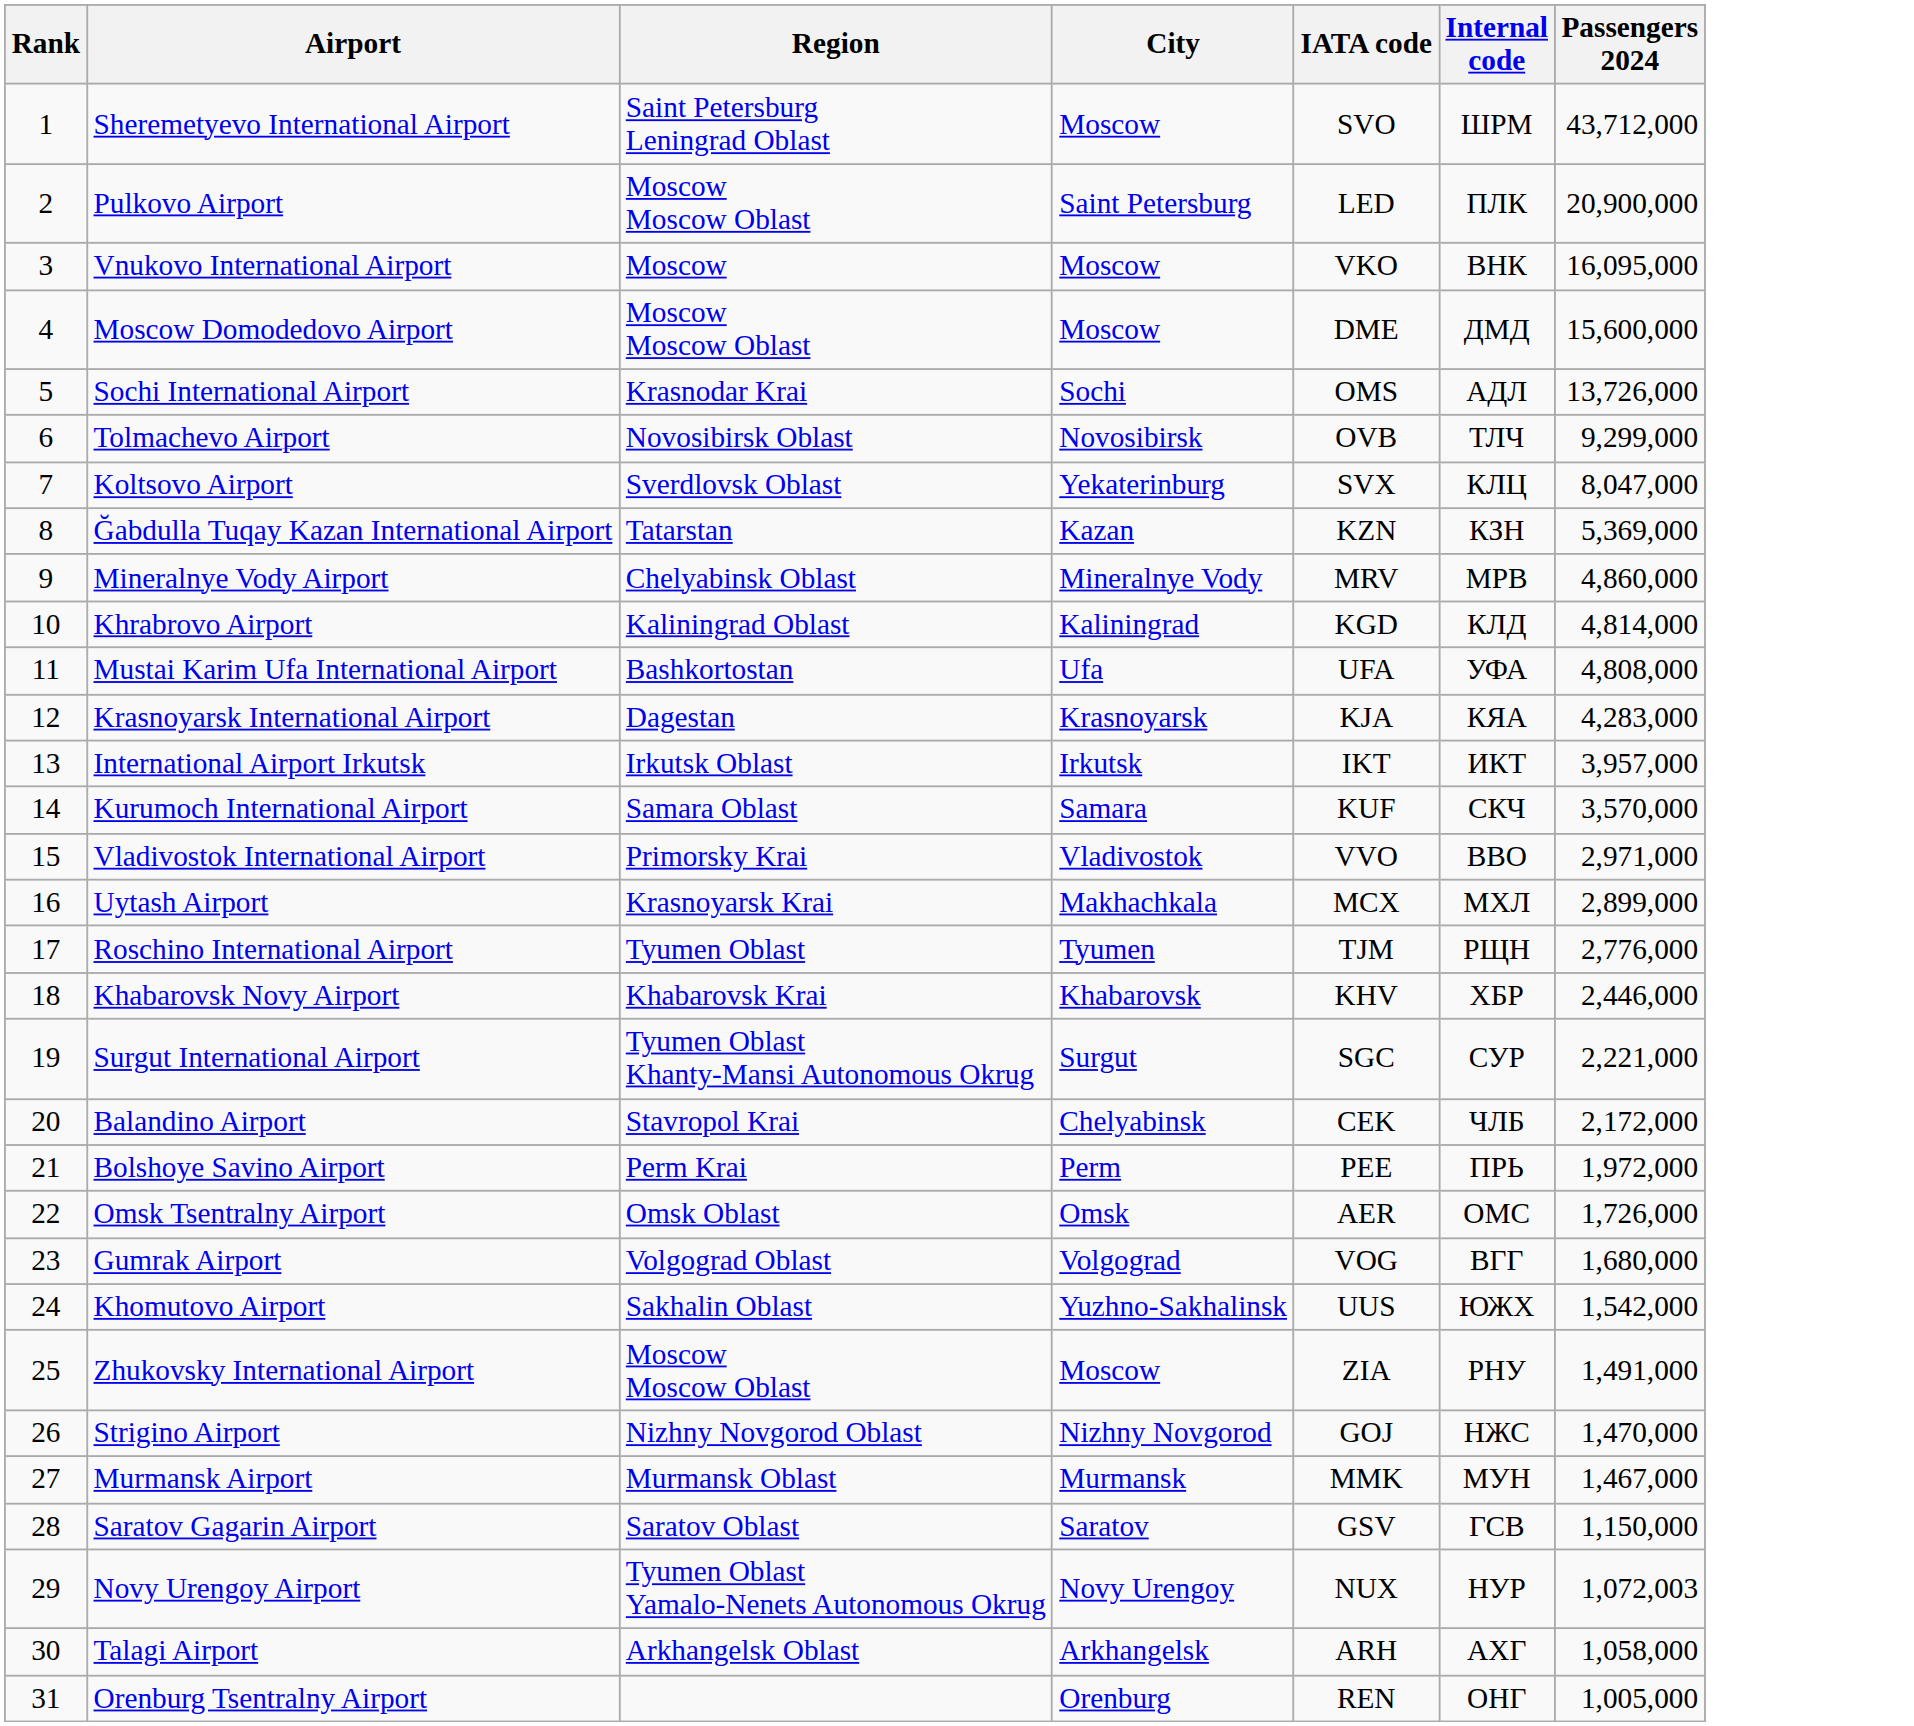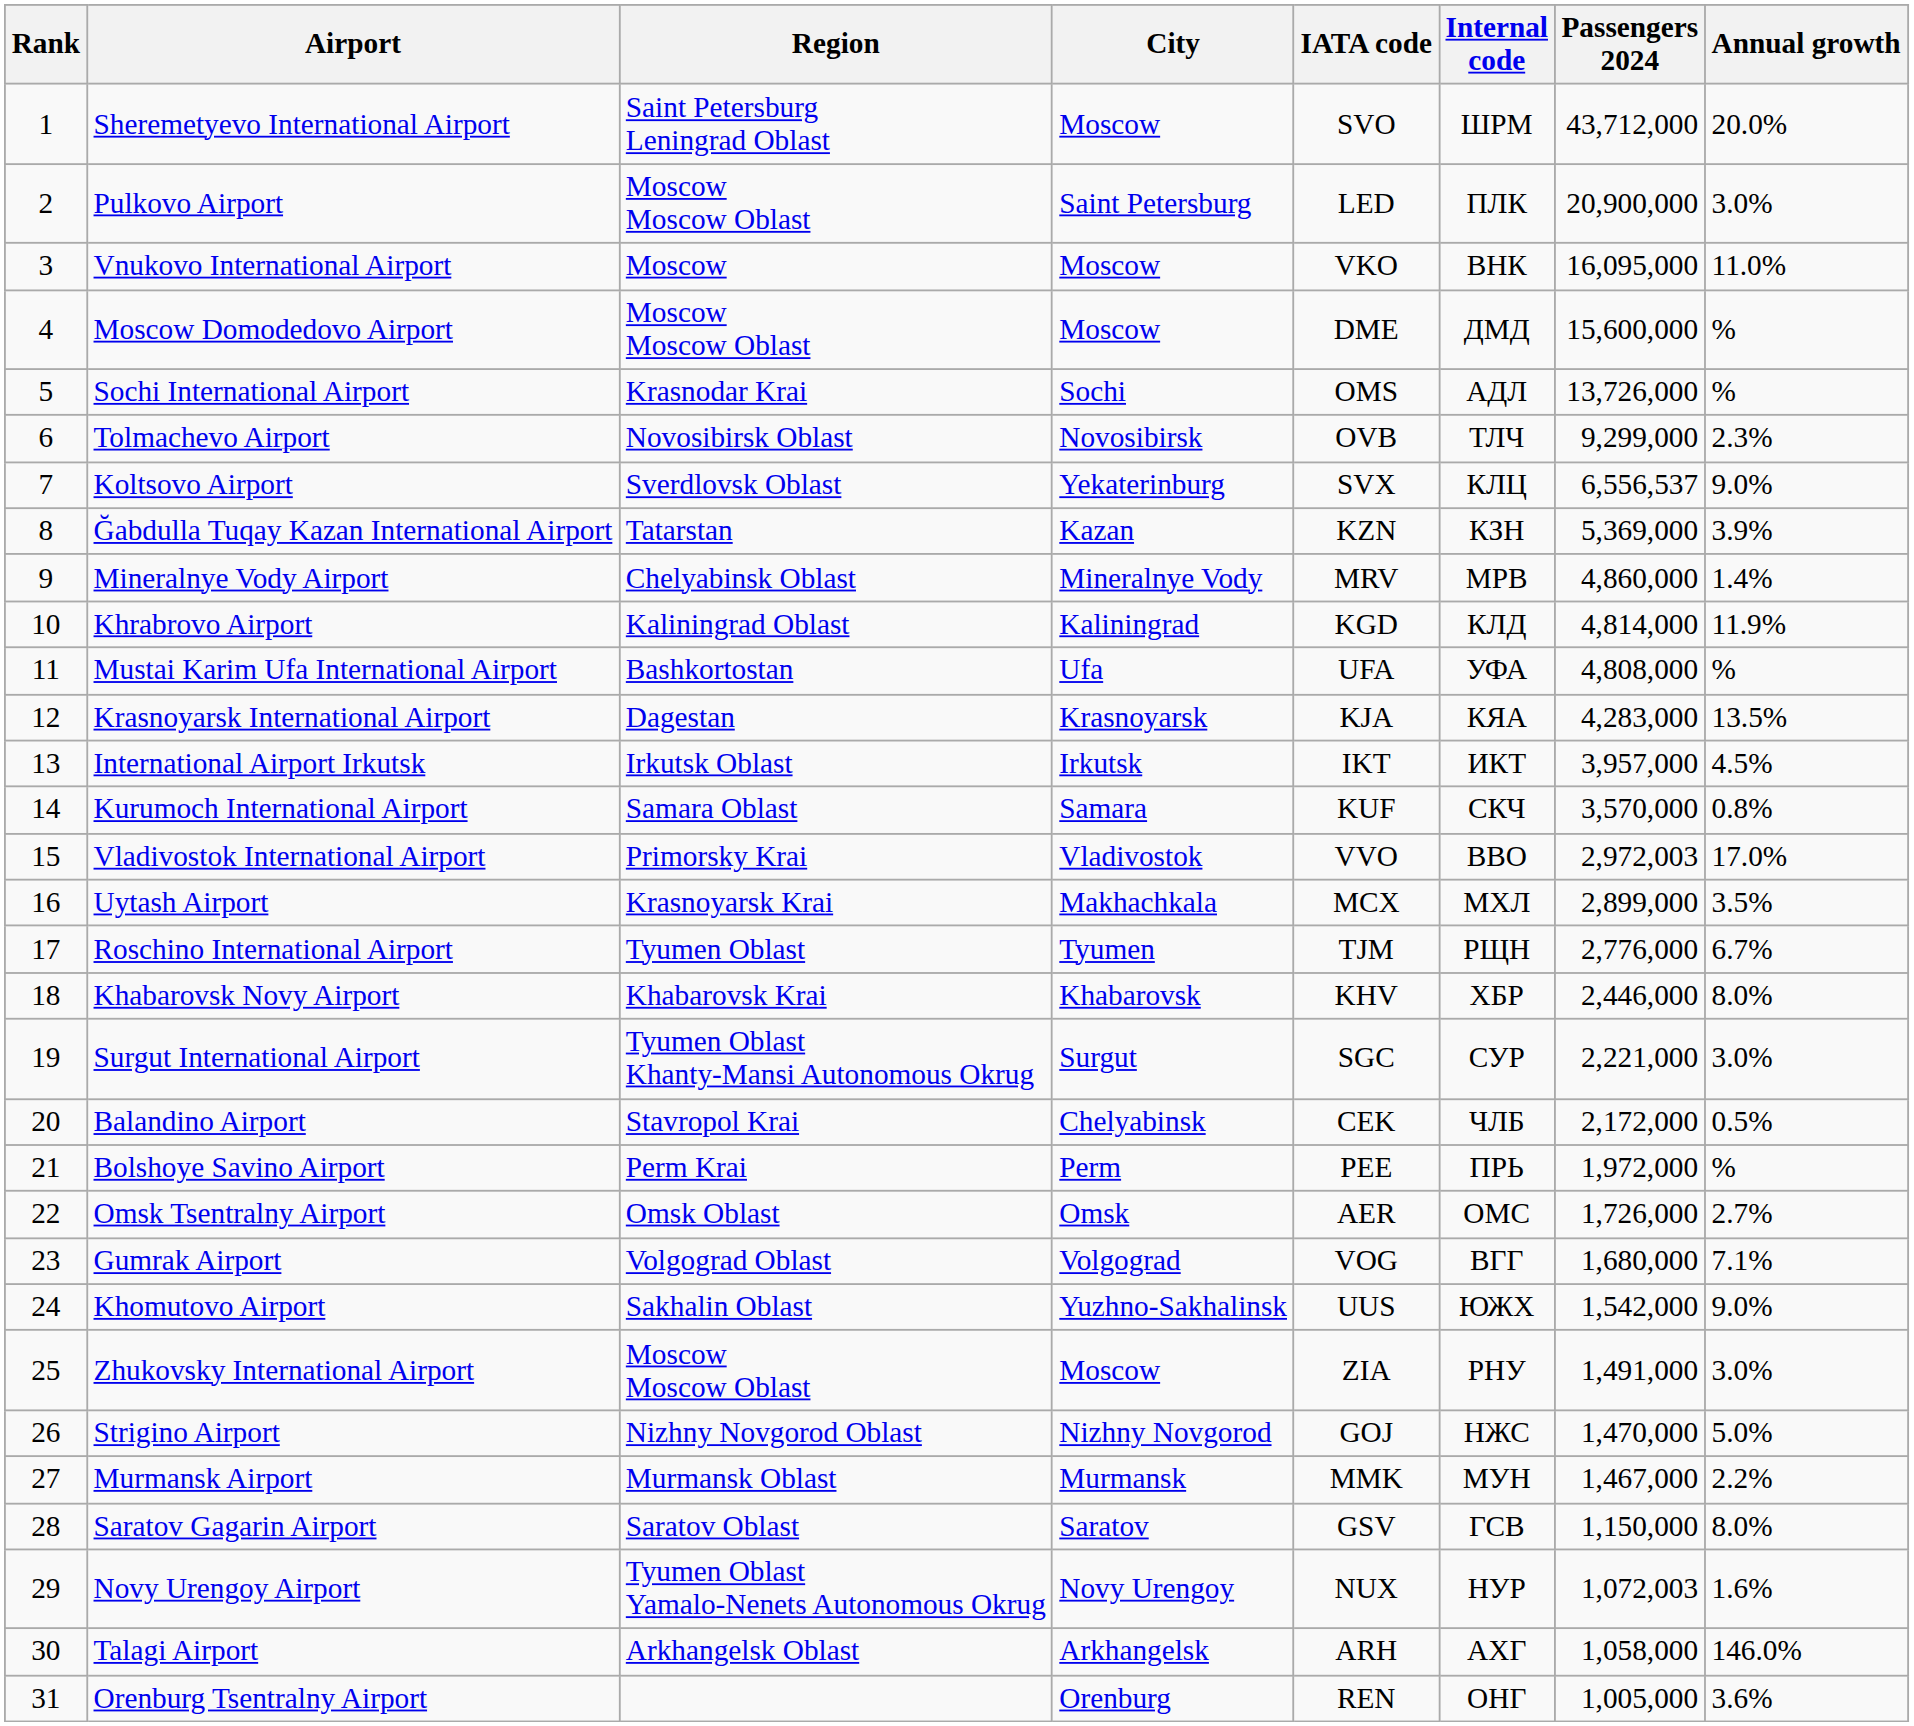+ column: (1806, 44)
(1640, 484) 8,047,000 -> (1640, 484) 6,556,537
(1640, 856) 2,971,000 -> (1640, 856) 2,972,003
